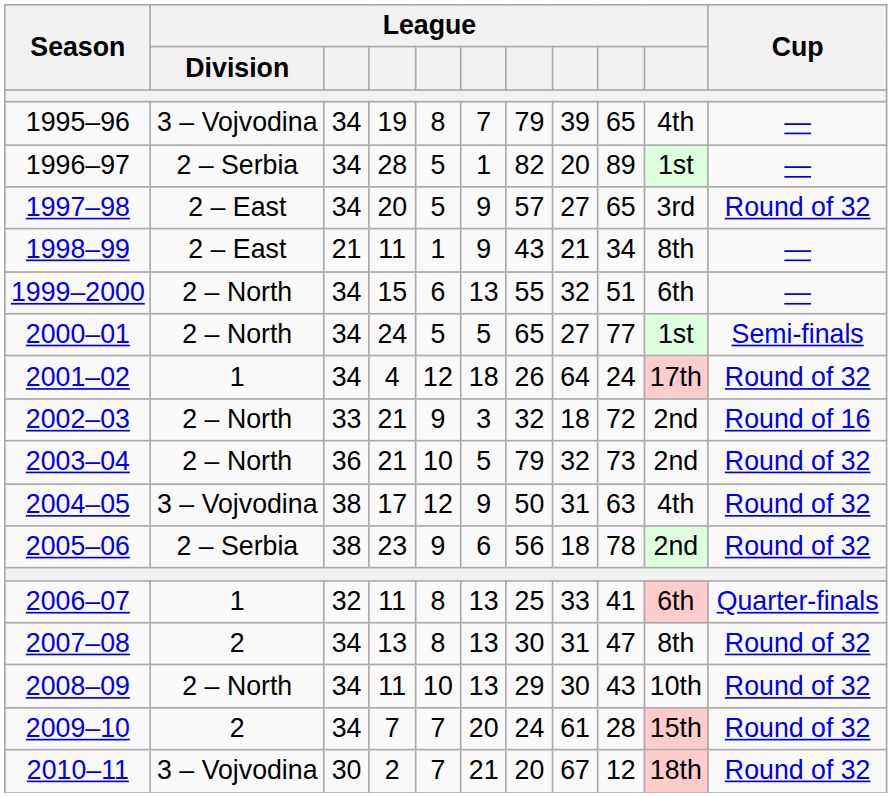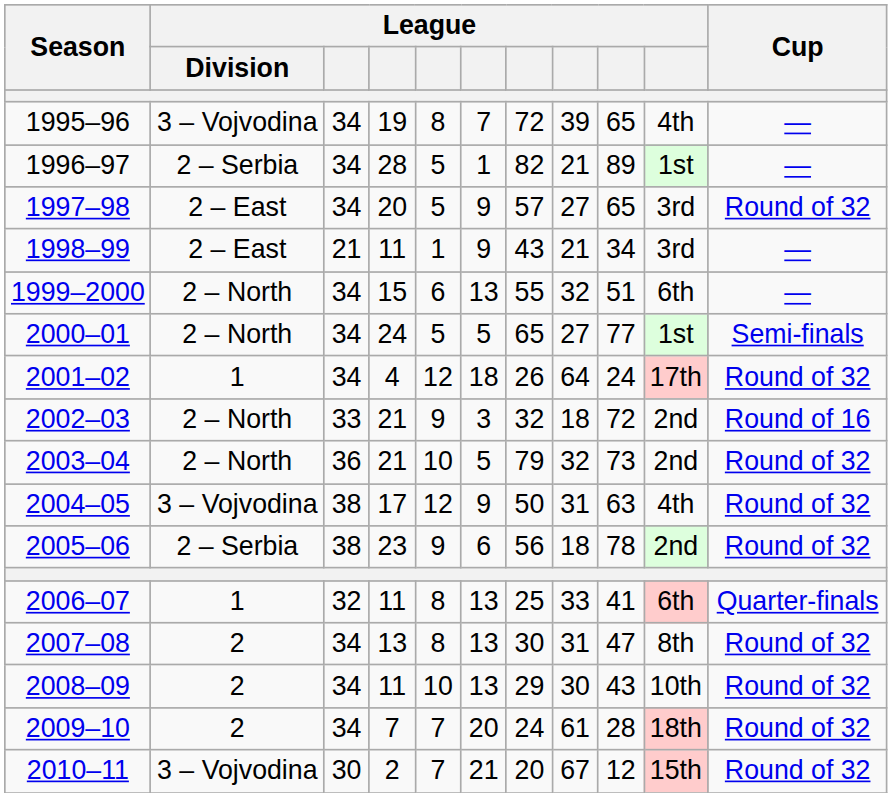(529, 122) 79 -> (529, 122) 72
(575, 165) 20 -> (575, 165) 21
(676, 249) 8th -> (676, 249) 3rd
(237, 685) 2 – North -> (237, 685) 2
(676, 728) 15th -> (676, 728) 18th
(676, 770) 18th -> (676, 770) 15th
